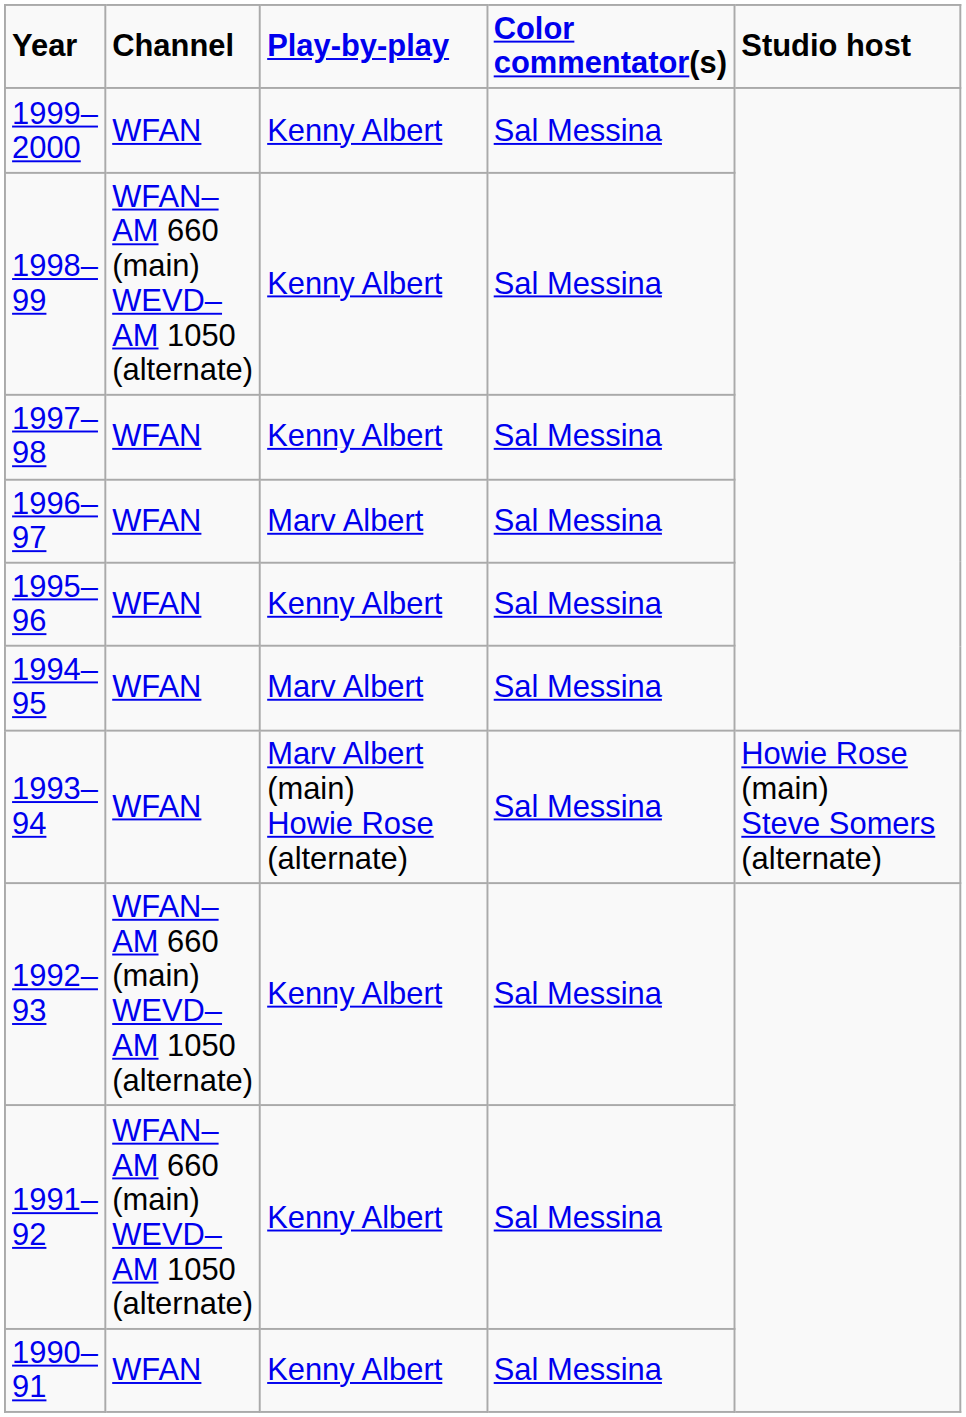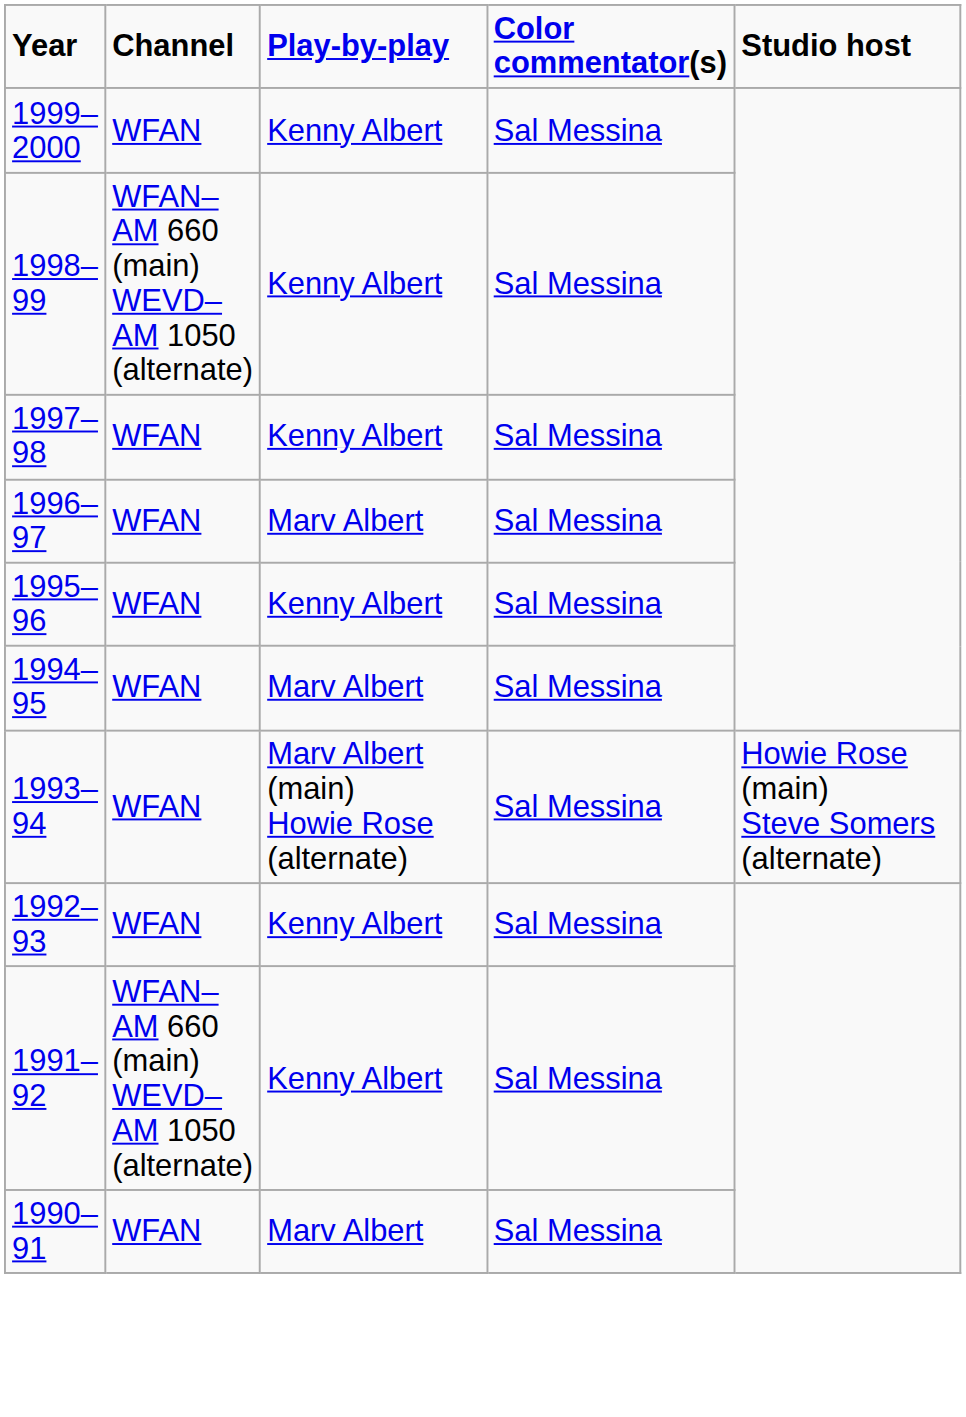(183, 993) WFAN–AM 660 (main) WEVD–AM 1050 (alternate) -> (157, 924) WFAN
(355, 1369) Kenny Albert -> (345, 1230) Marv Albert
